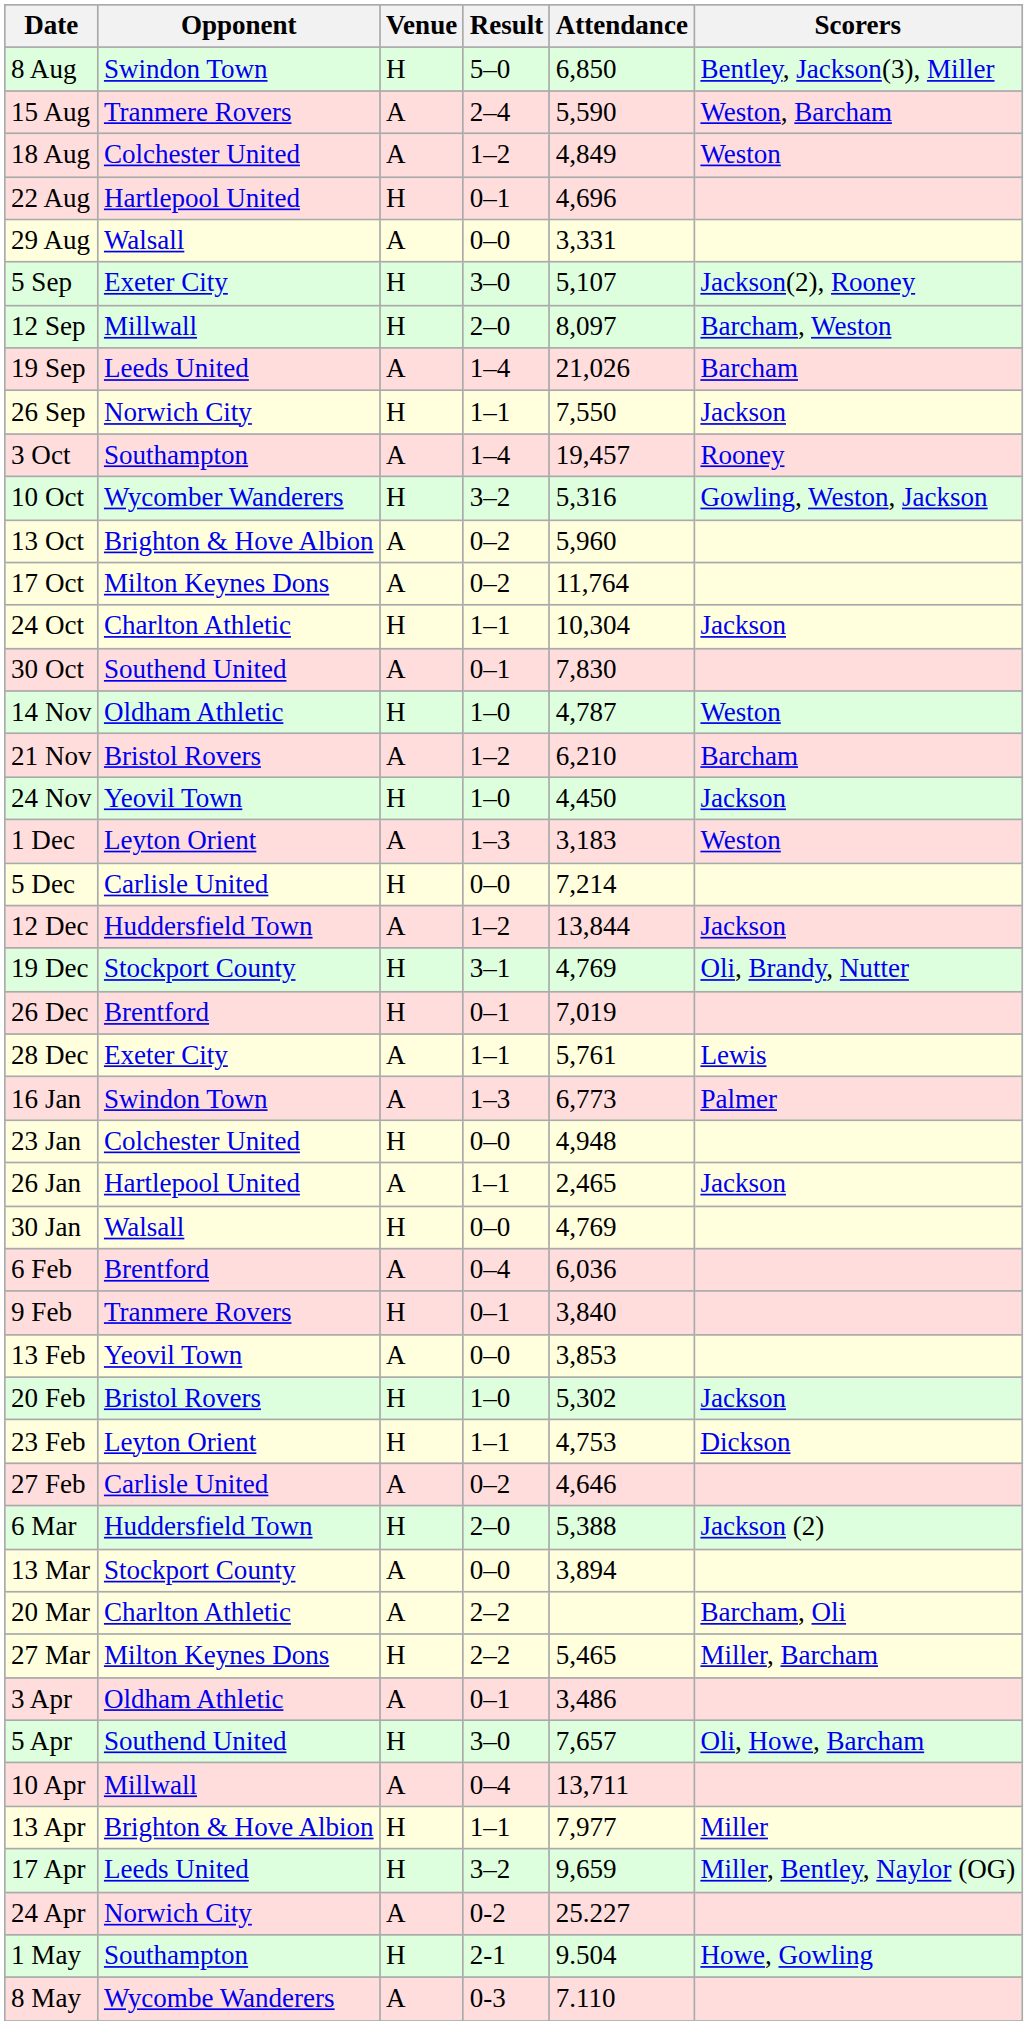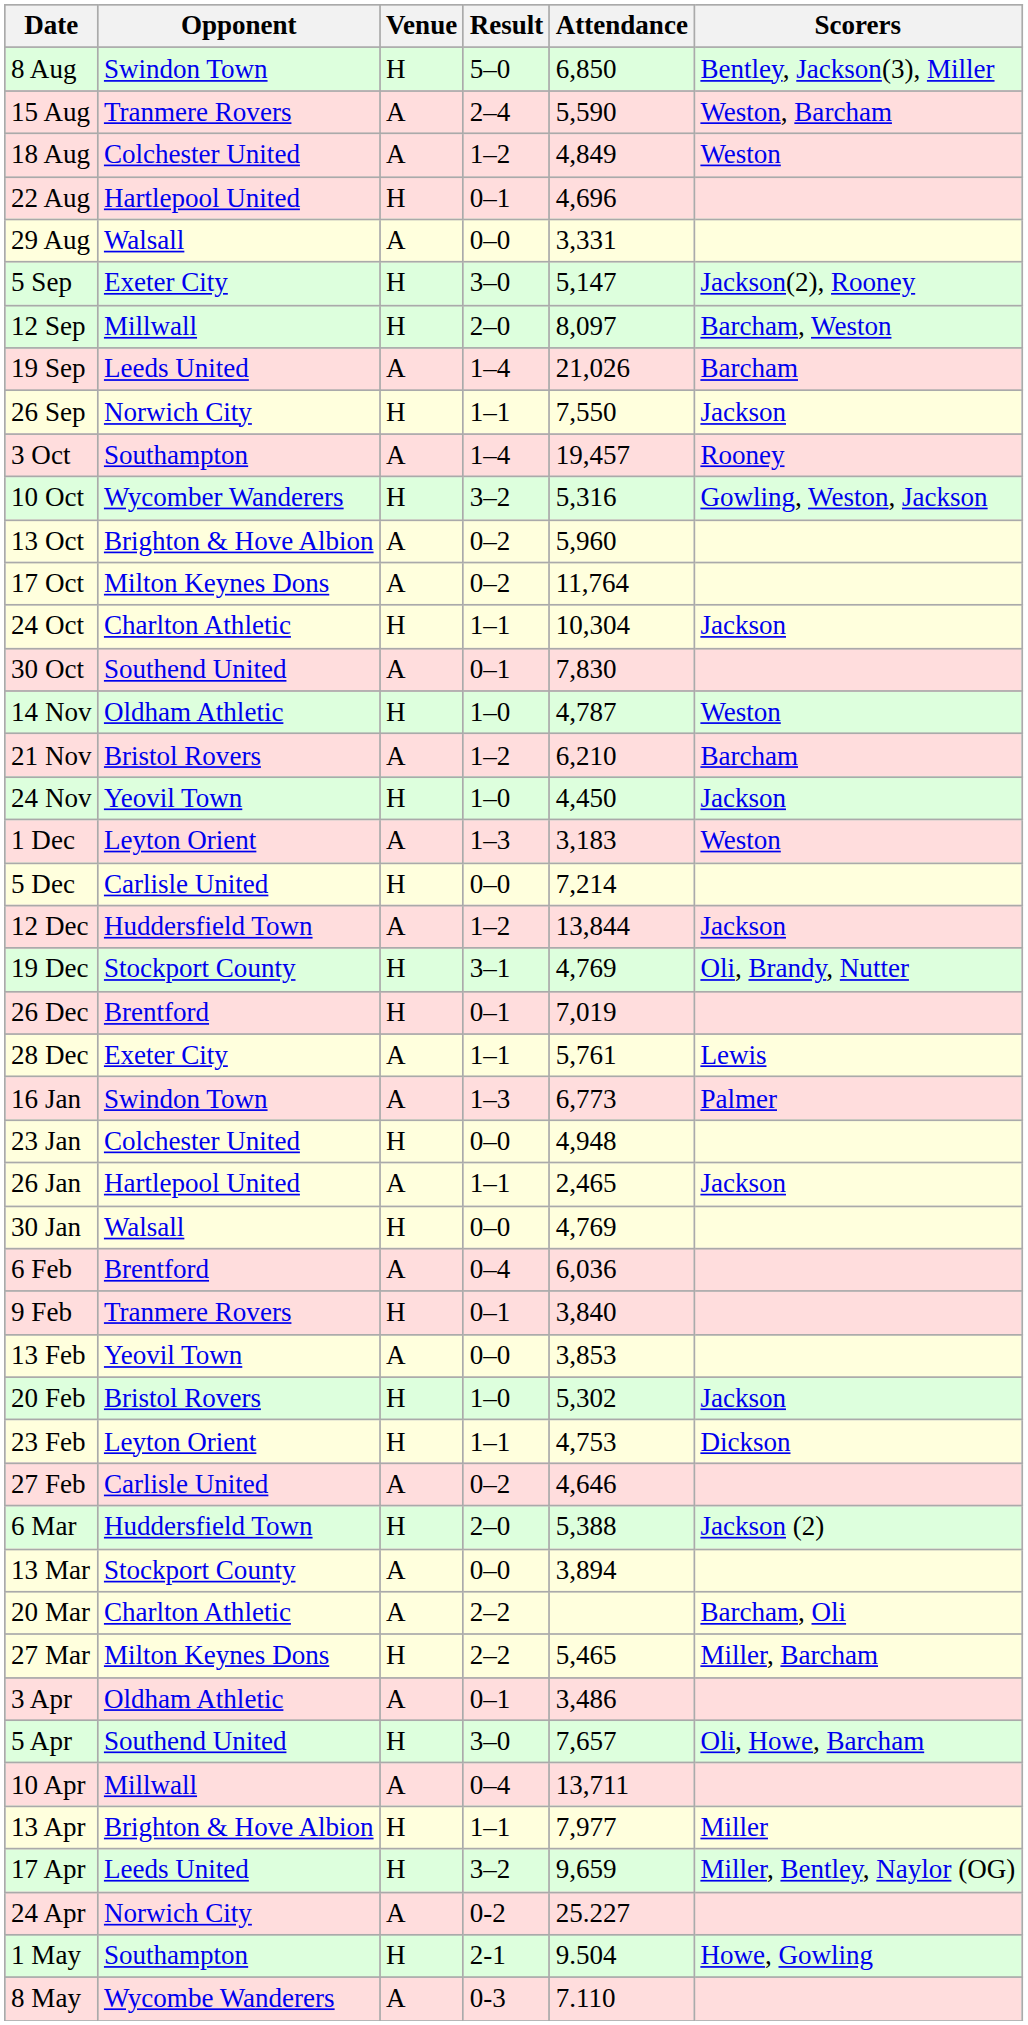(586, 283) 5,107 -> (586, 283) 5,147
